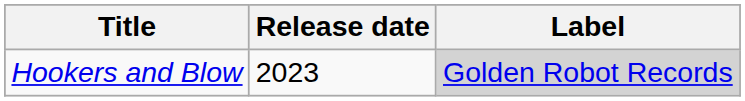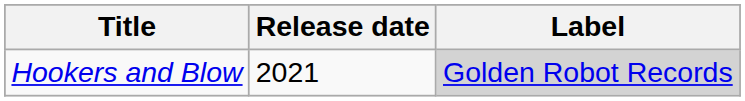(287, 72) 2023 -> (287, 72) 2021
